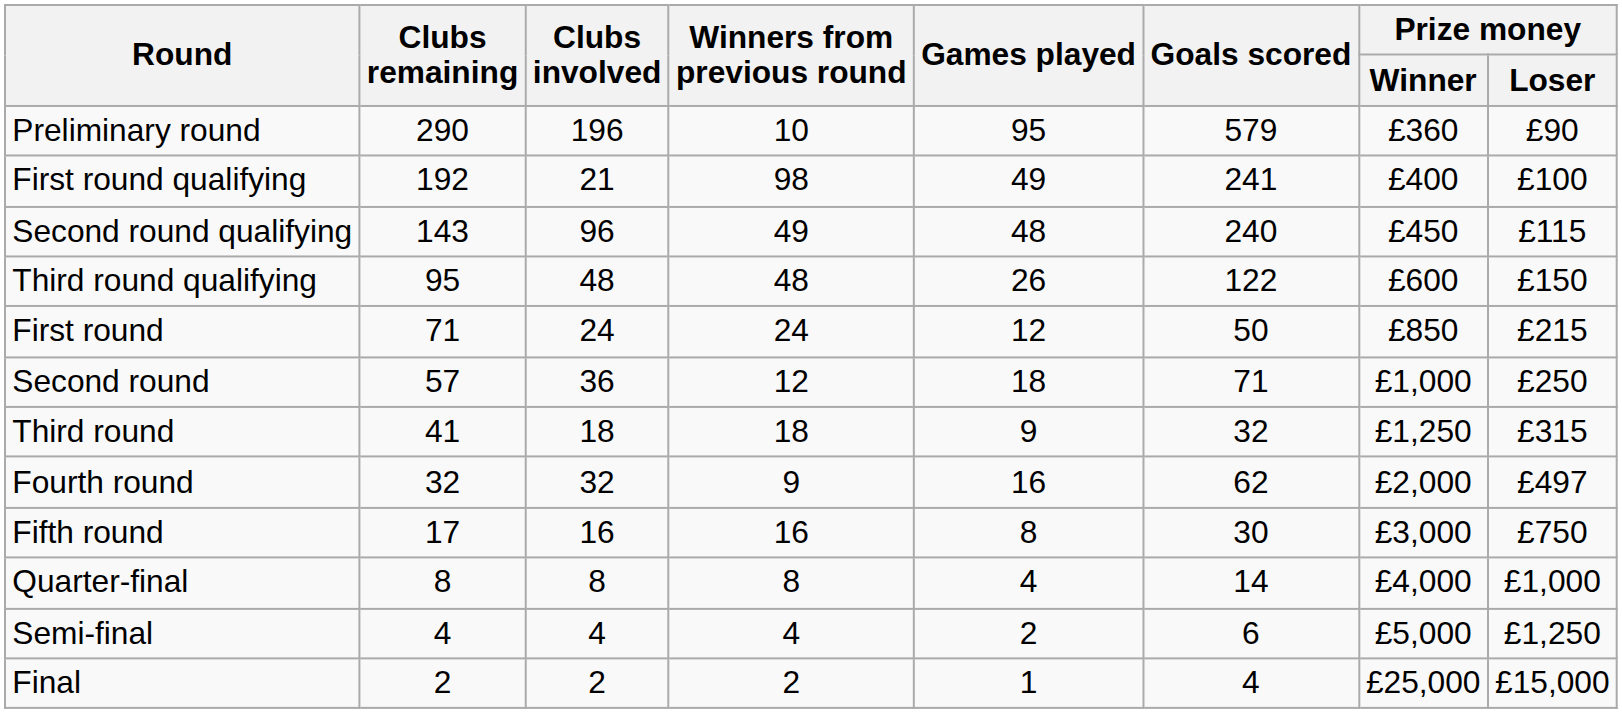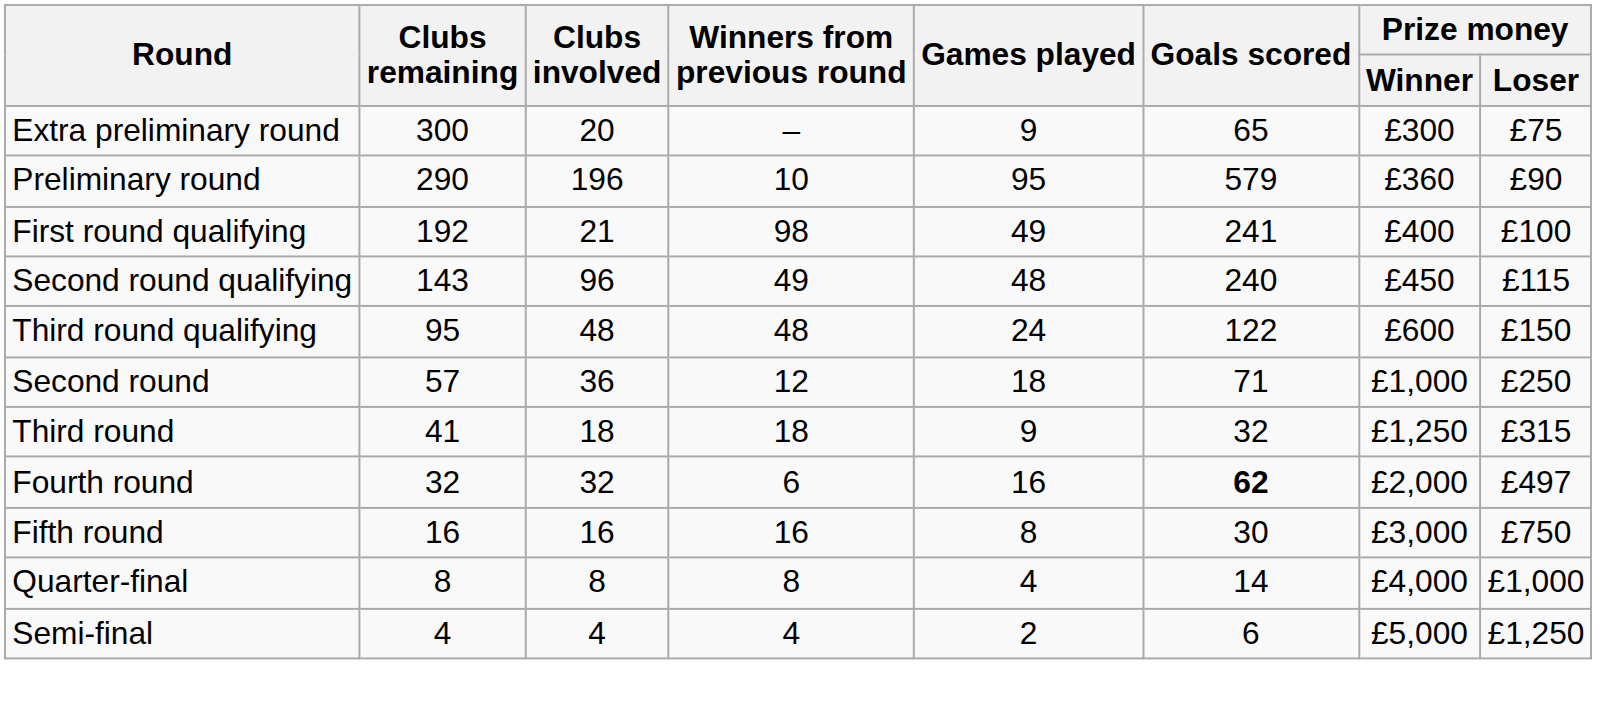+ row: (176, 130)
(1029, 280) 26 -> (1029, 331) 24
- row: (88, 331)
(791, 481) 9 -> (791, 481) 6
(1251, 481) normal -> (1251, 481) bold
(443, 532) 17 -> (443, 532) 16
- row: (47, 682)
